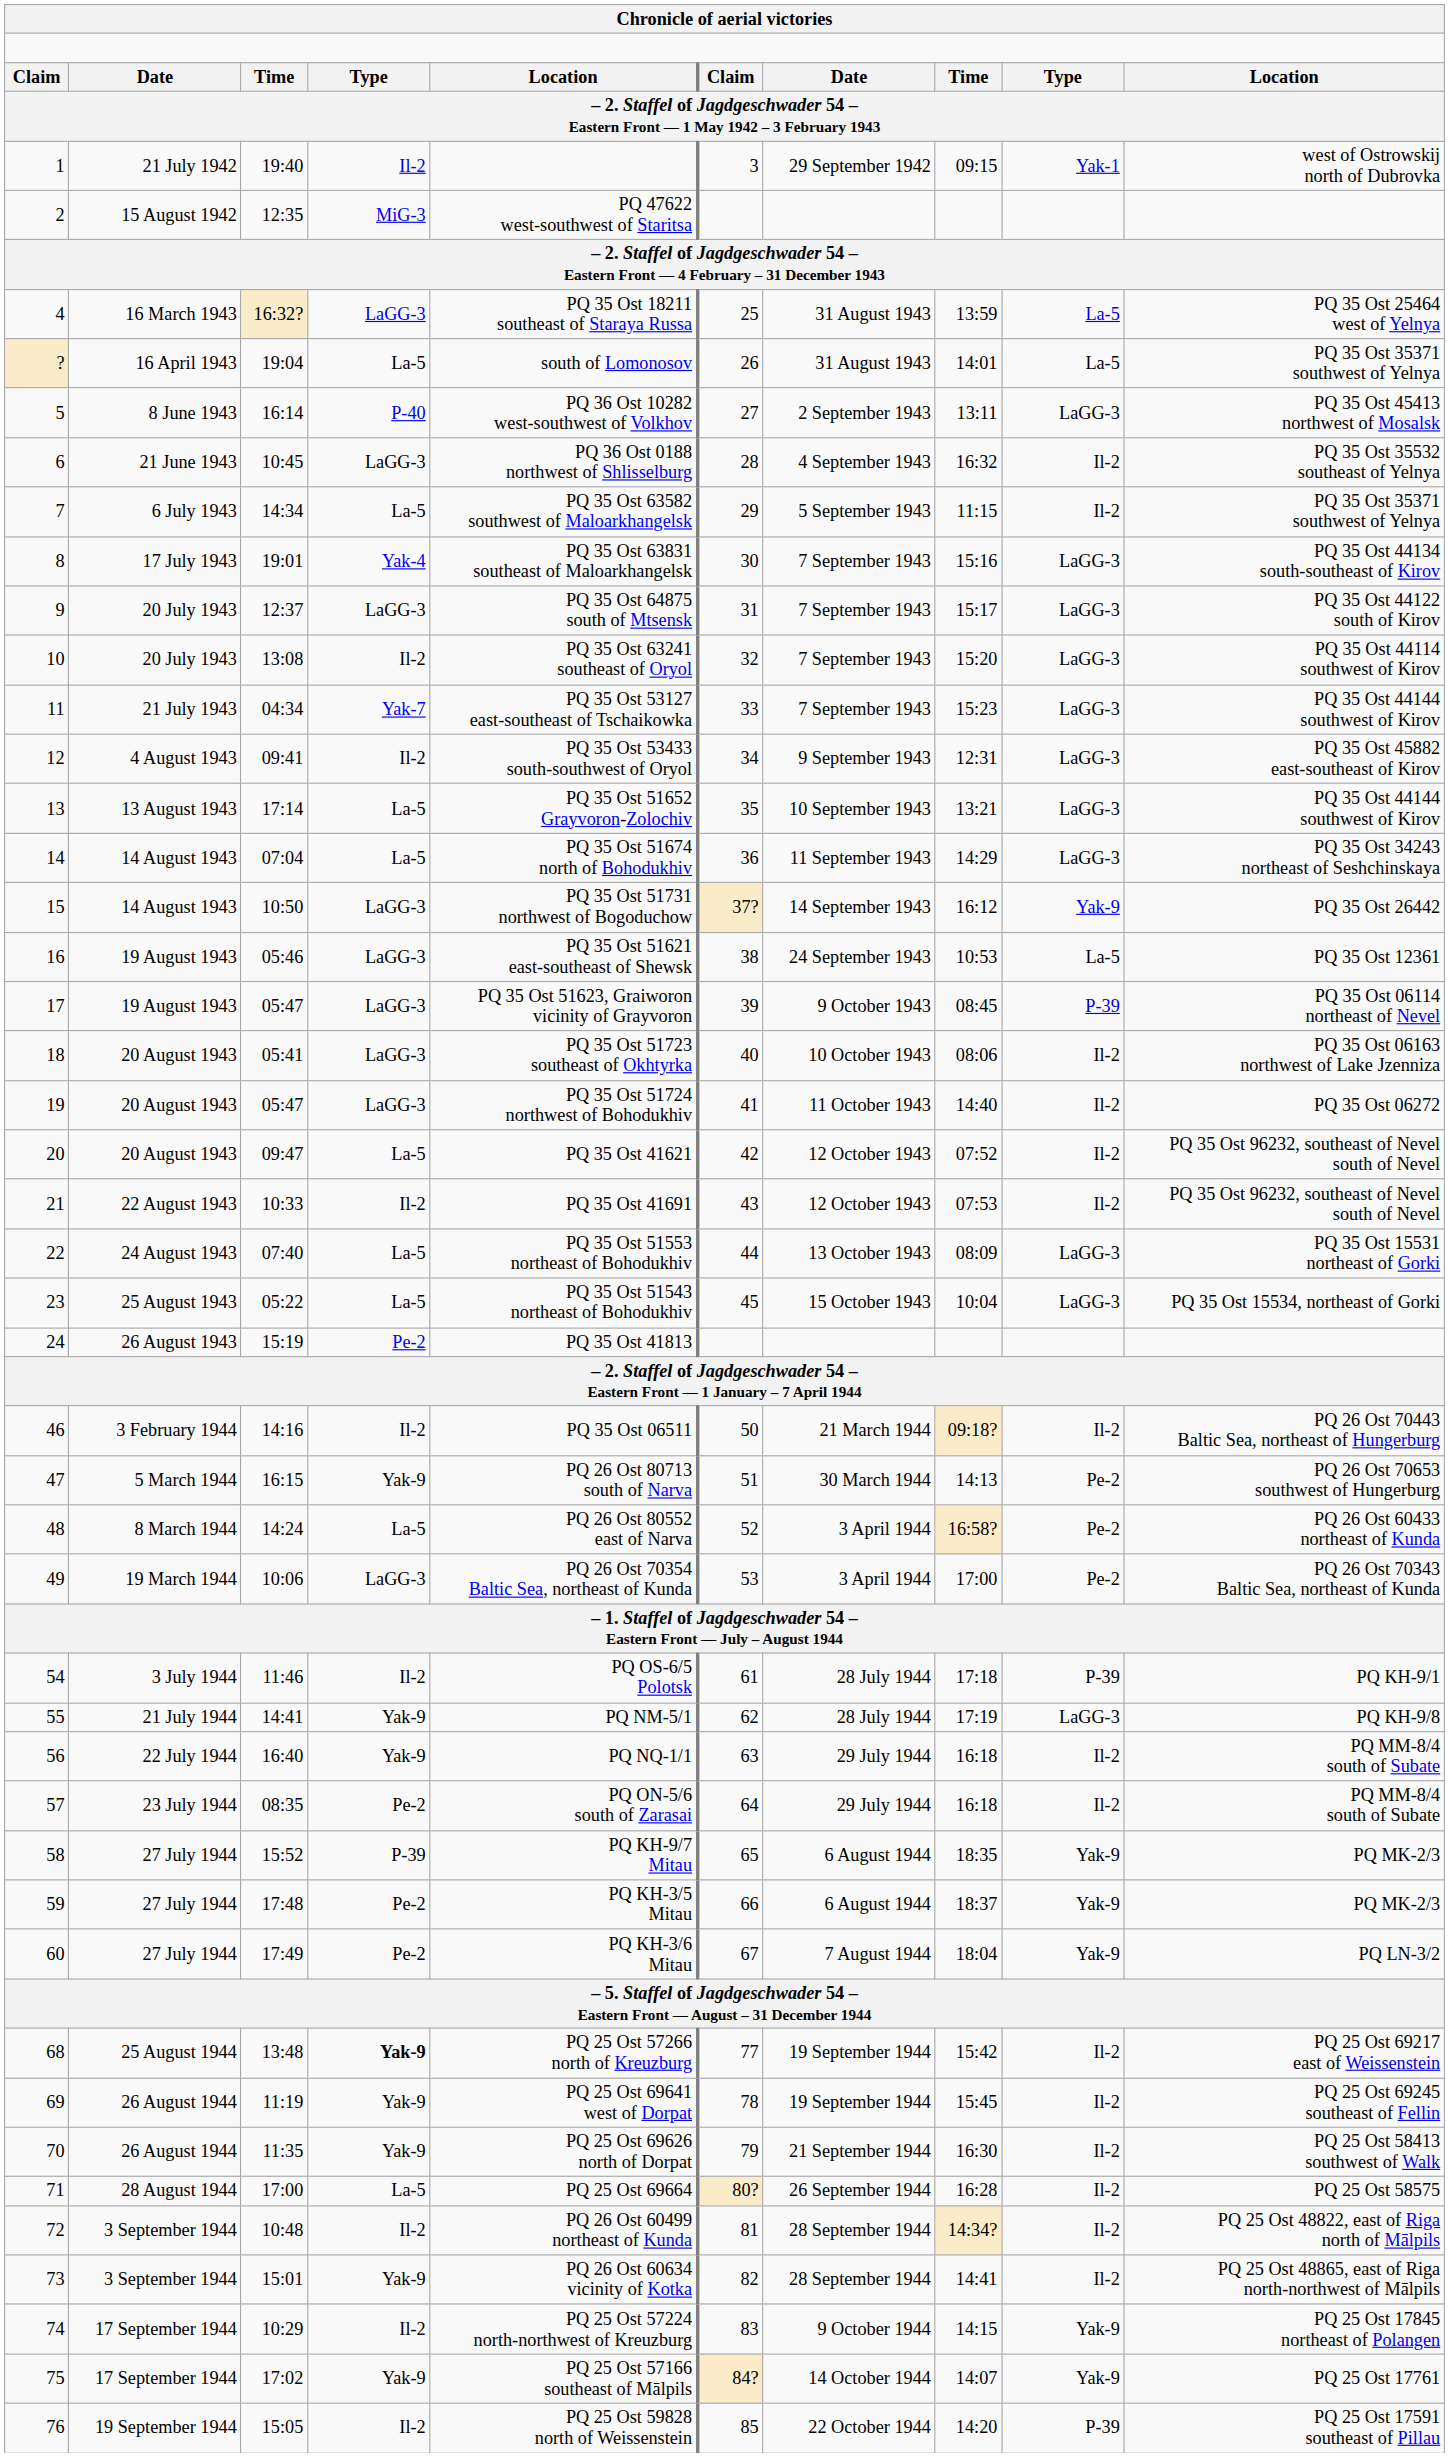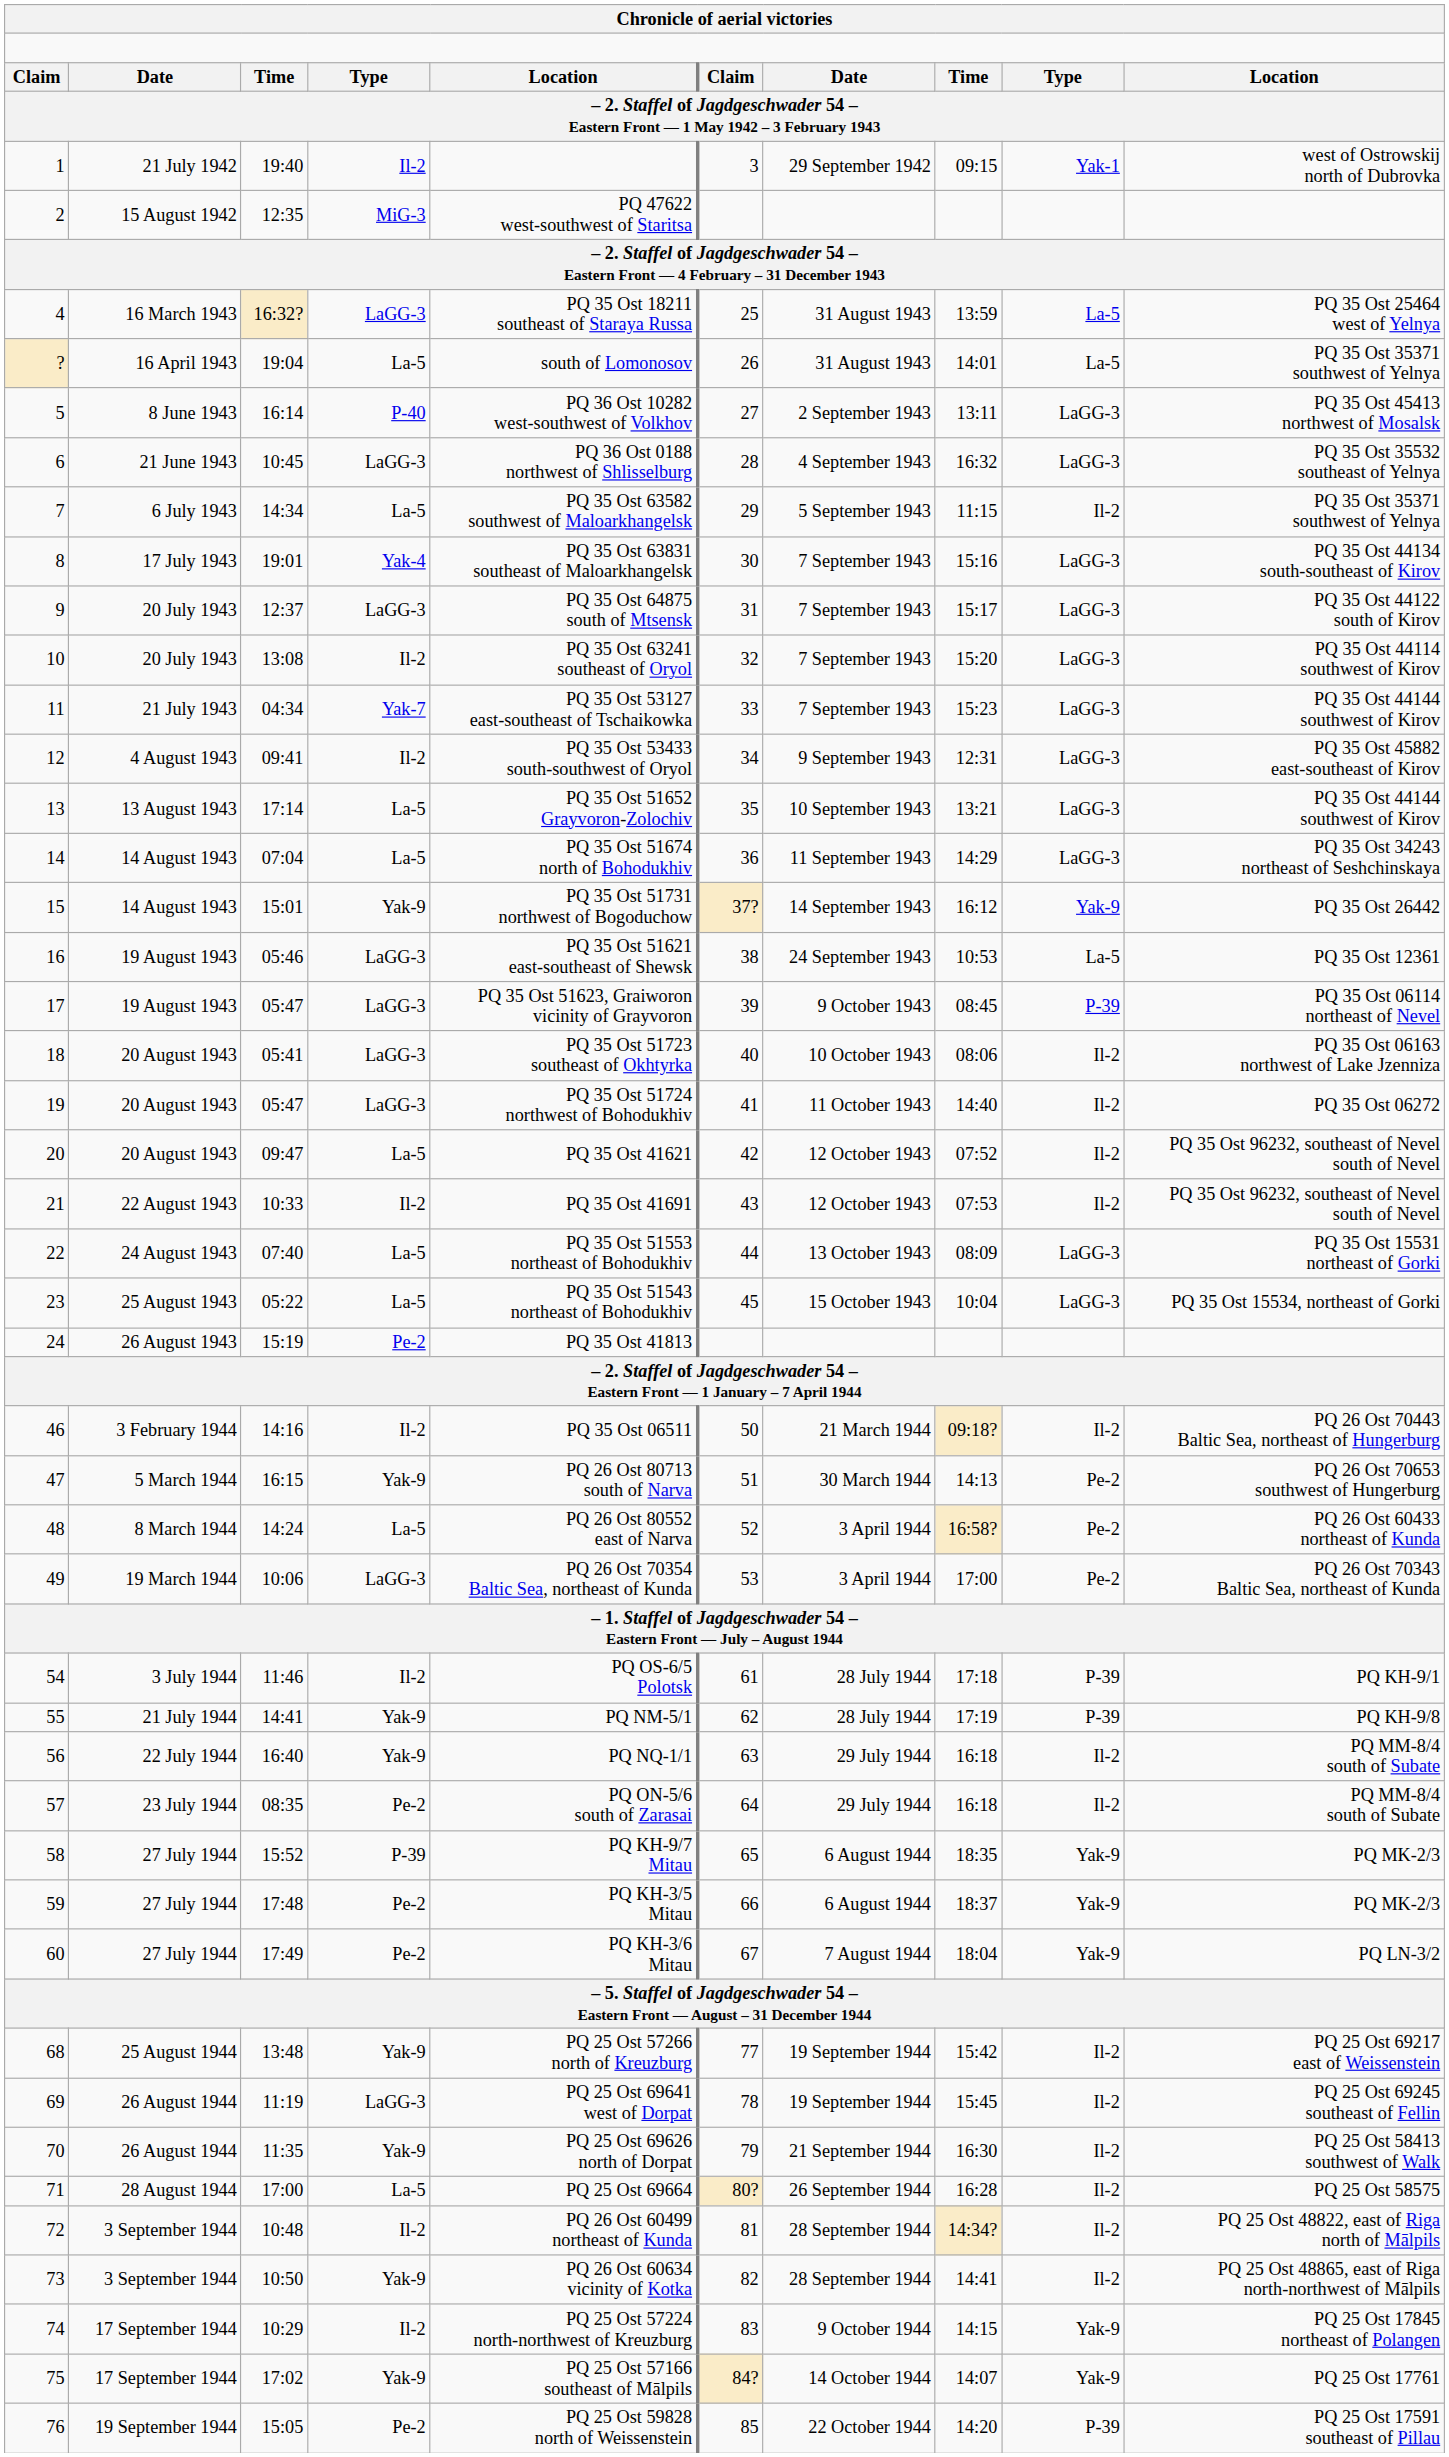(1107, 462) Il-2 -> (1089, 462) LaGG-3
(282, 907) 10:50 -> (282, 907) 15:01
(395, 907) LaGG-3 -> (404, 907) Yak-9
(1089, 1716) LaGG-3 -> (1103, 1716) P-39
(403, 2052) bold -> (404, 2052) normal
(404, 2102) Yak-9 -> (395, 2102) LaGG-3
(282, 2279) 15:01 -> (282, 2279) 10:50
(413, 2427) Il-2 -> (409, 2427) Pe-2
